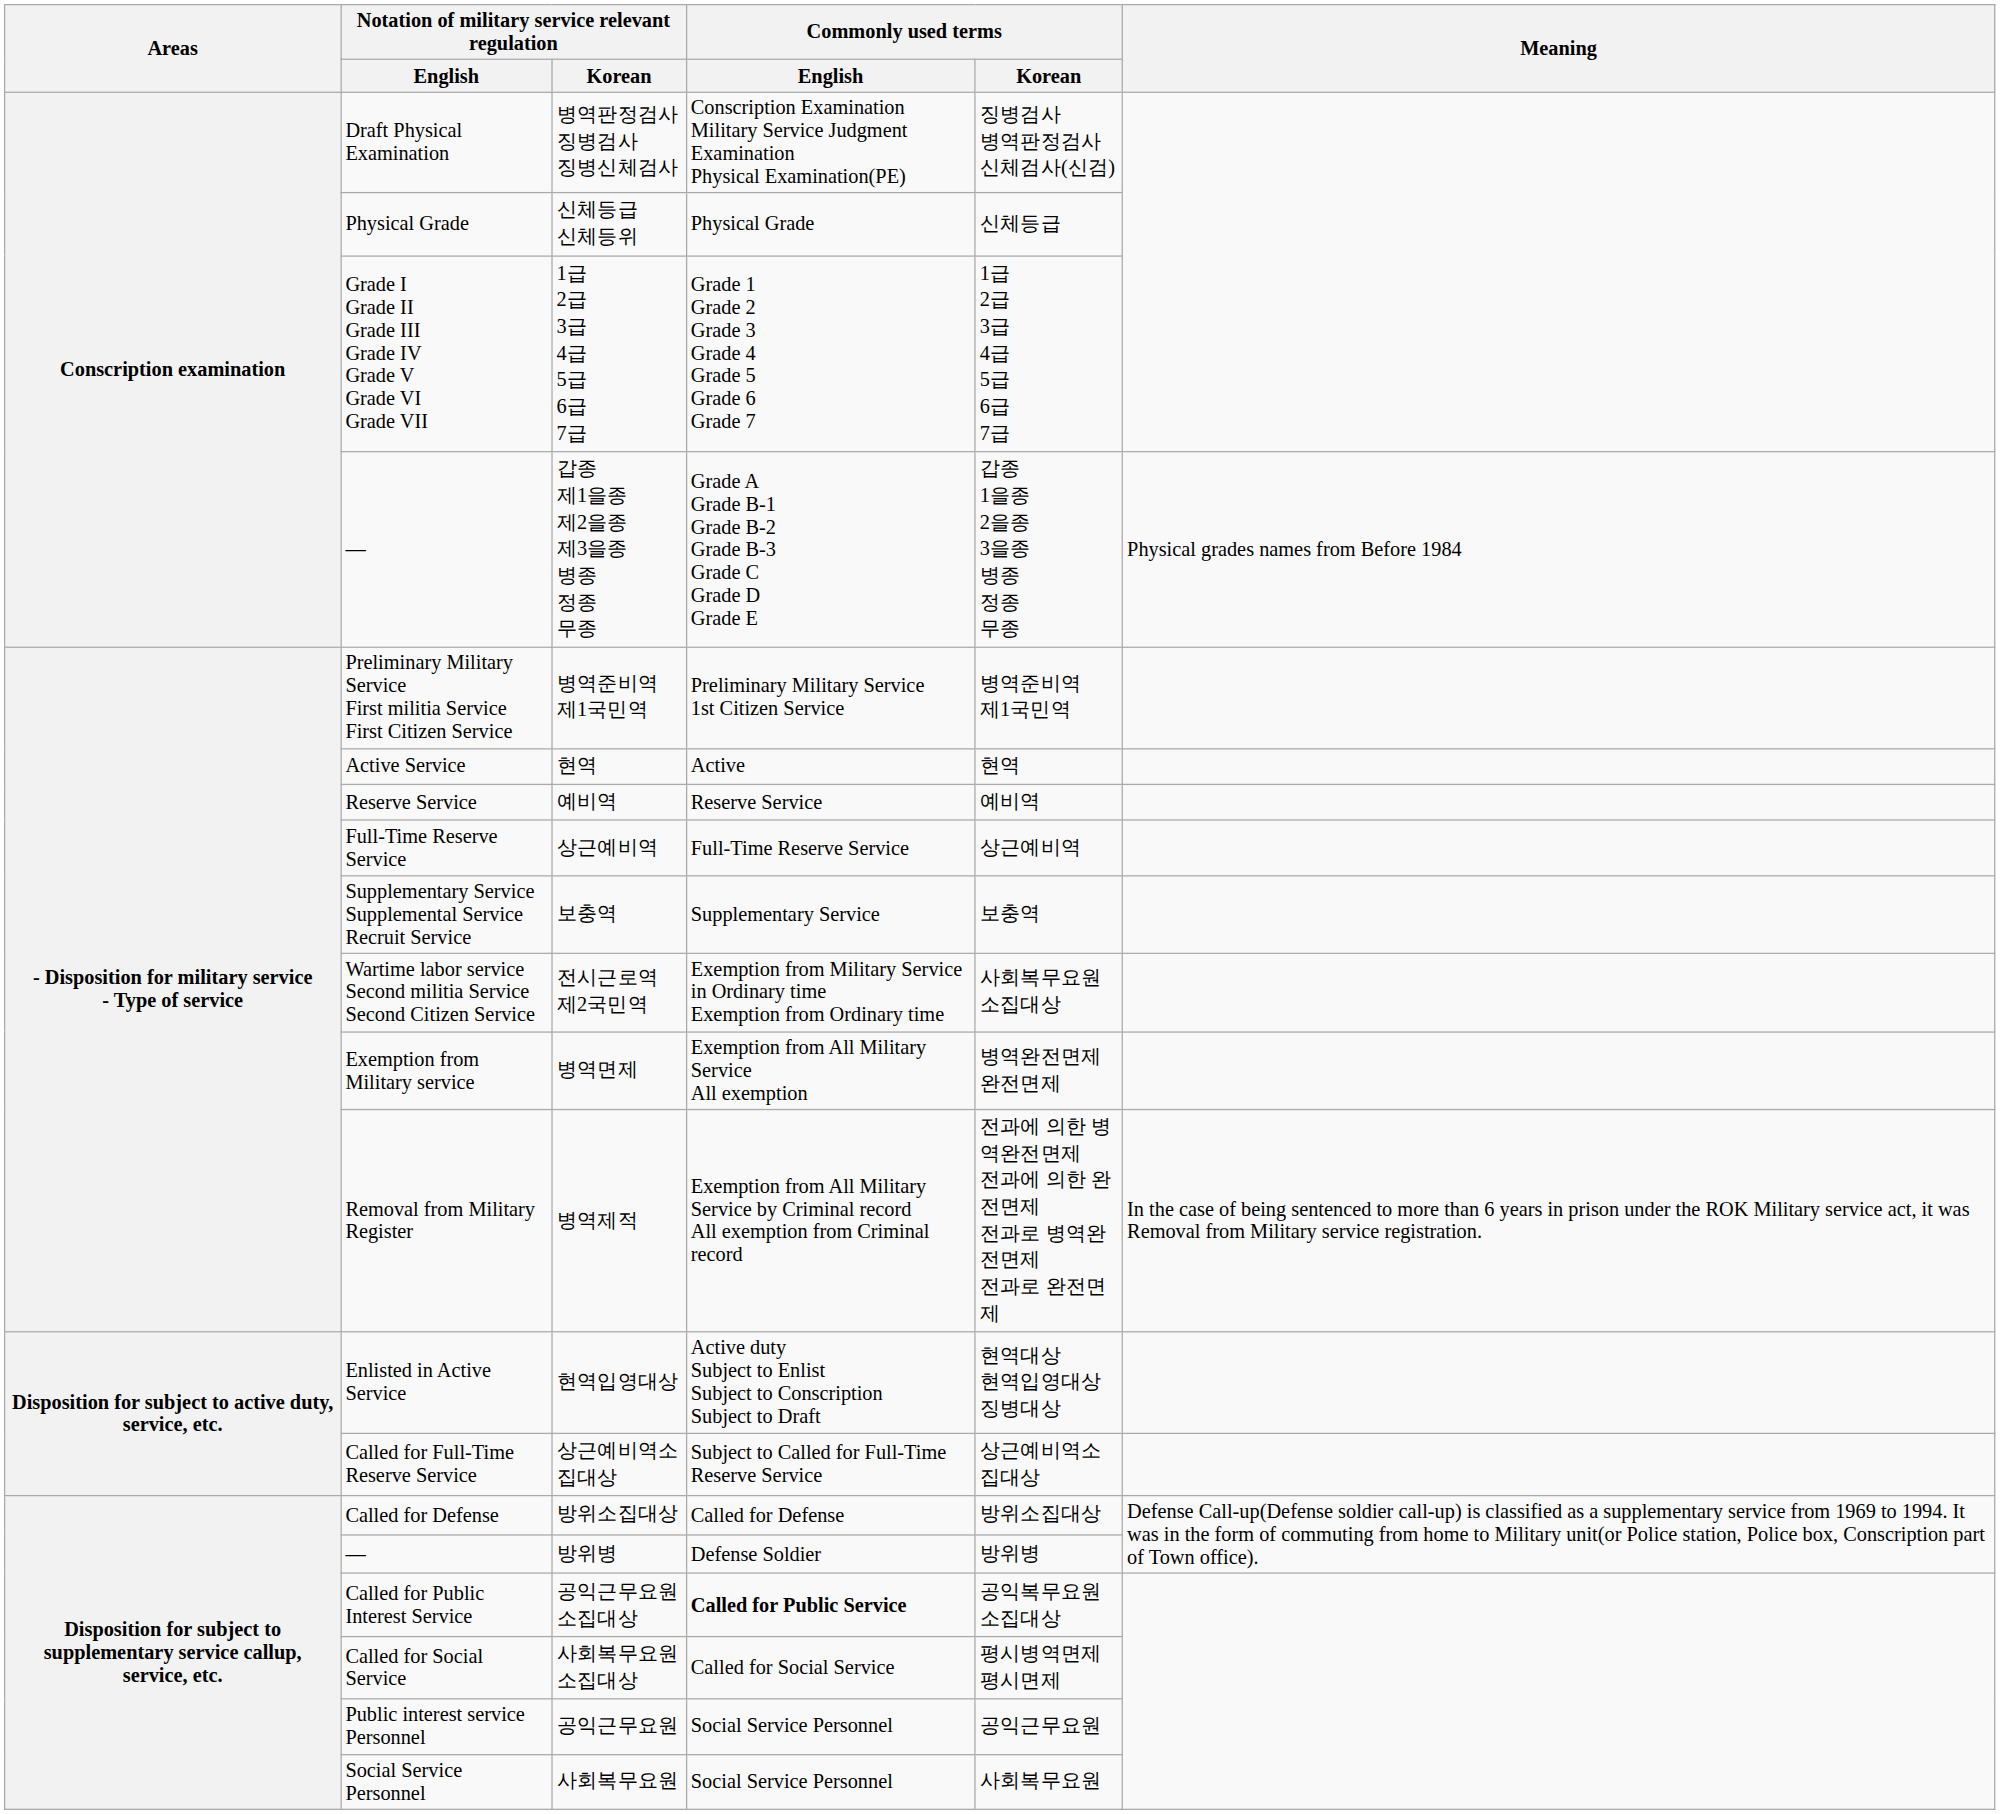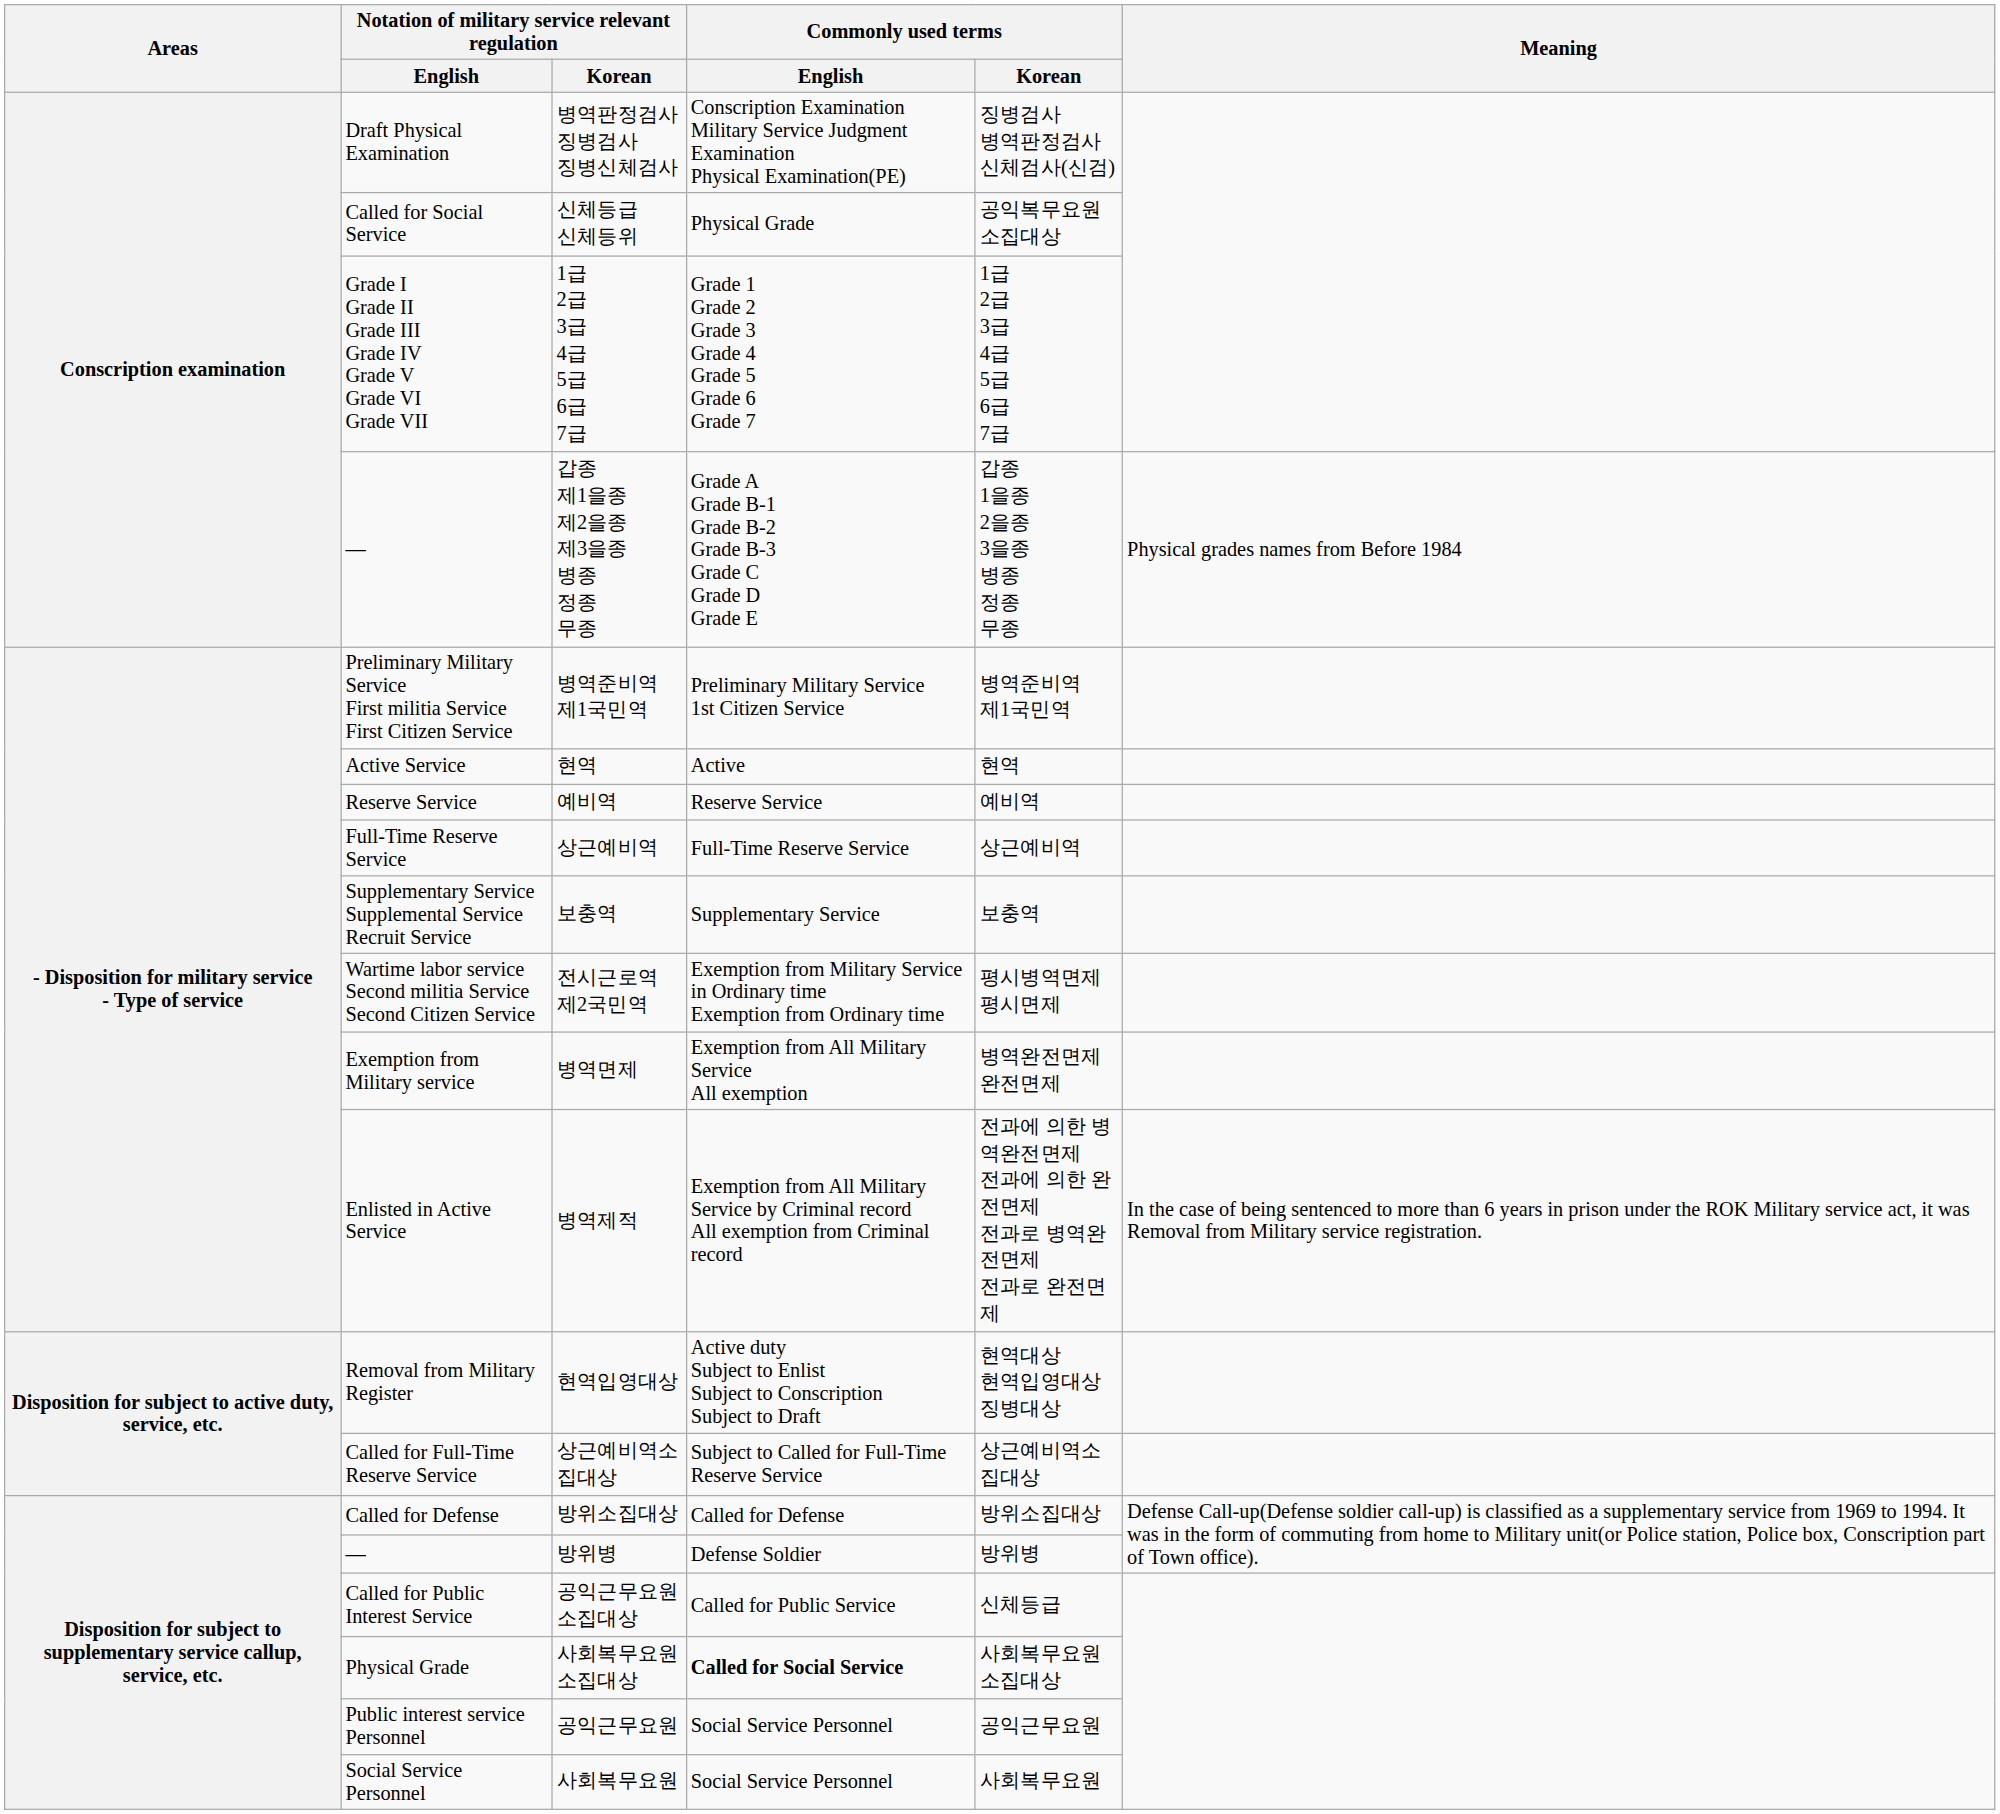(407, 223) Physical Grade -> (414, 223) Called for Social Service
(1020, 223) 신체등급 -> (1041, 223) 공익복무요원 소집대상
(1041, 991) 사회복무요원 소집대상 -> (1041, 991) 평시병역면제 평시면제
(440, 1220) Removal from Military Register -> (418, 1220) Enlisted in Active Service
(418, 1382) Enlisted in Active Service -> (440, 1382) Removal from Military Register
(799, 1604) bold -> (793, 1604) normal
(1041, 1604) 공익복무요원 소집대상 -> (1020, 1604) 신체등급
(414, 1667) Called for Social Service -> (407, 1667) Physical Grade
(793, 1667) normal -> (797, 1667) bold
(1041, 1666) 평시병역면제 평시면제 -> (1041, 1666) 사회복무요원 소집대상
